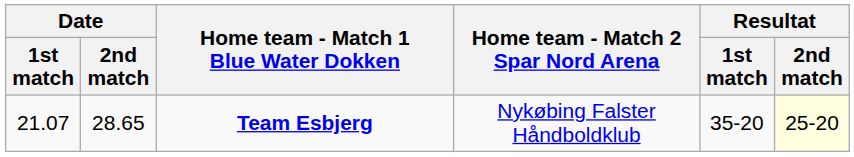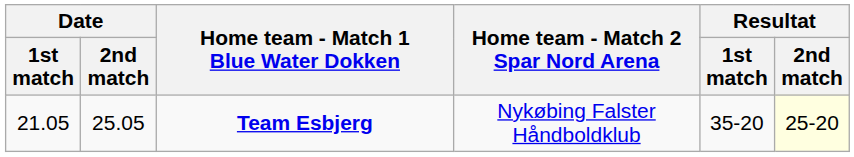(43, 122) 21.07 -> (43, 122) 21.05
(118, 122) 28.65 -> (118, 122) 25.05
